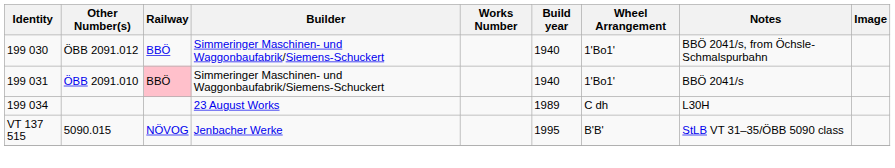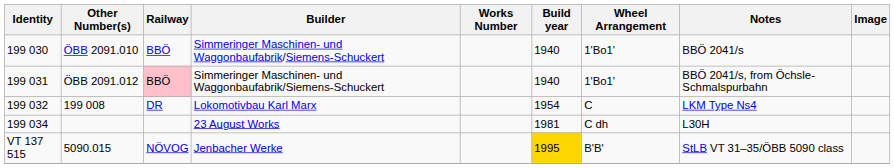(101, 50) ÖBB 2091.012 -> (101, 50) ÖBB 2091.010
(749, 50) BBÖ 2041/s, from Öchsle-Schmalspurbahn -> (713, 50) BBÖ 2041/s
(101, 81) ÖBB 2091.010 -> (101, 81) ÖBB 2091.012
(713, 81) BBÖ 2041/s -> (749, 81) BBÖ 2041/s, from Öchsle-Schmalspurbahn
+ row: (28, 105)
(547, 105) 1989 -> (547, 123) 1981
(547, 130) no background -> (547, 148) gold background
